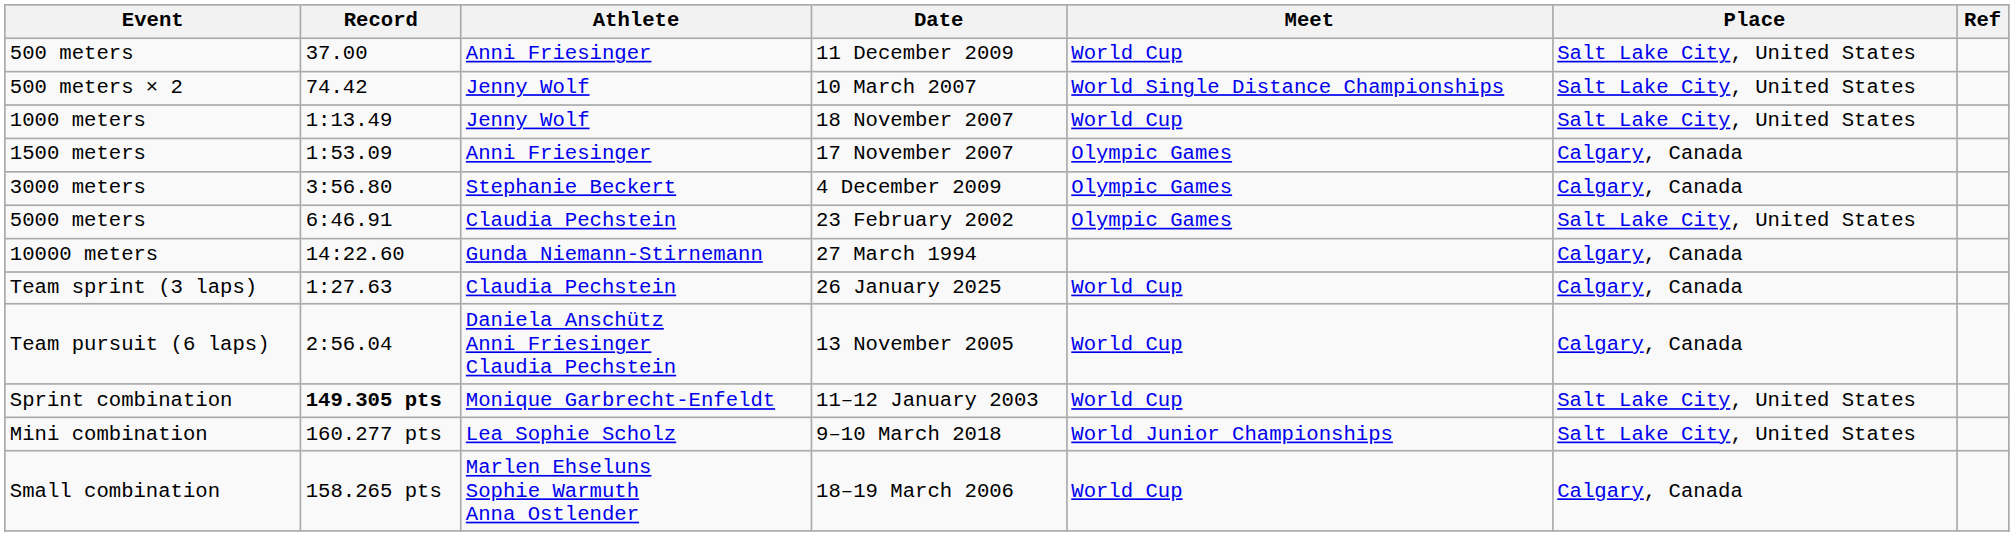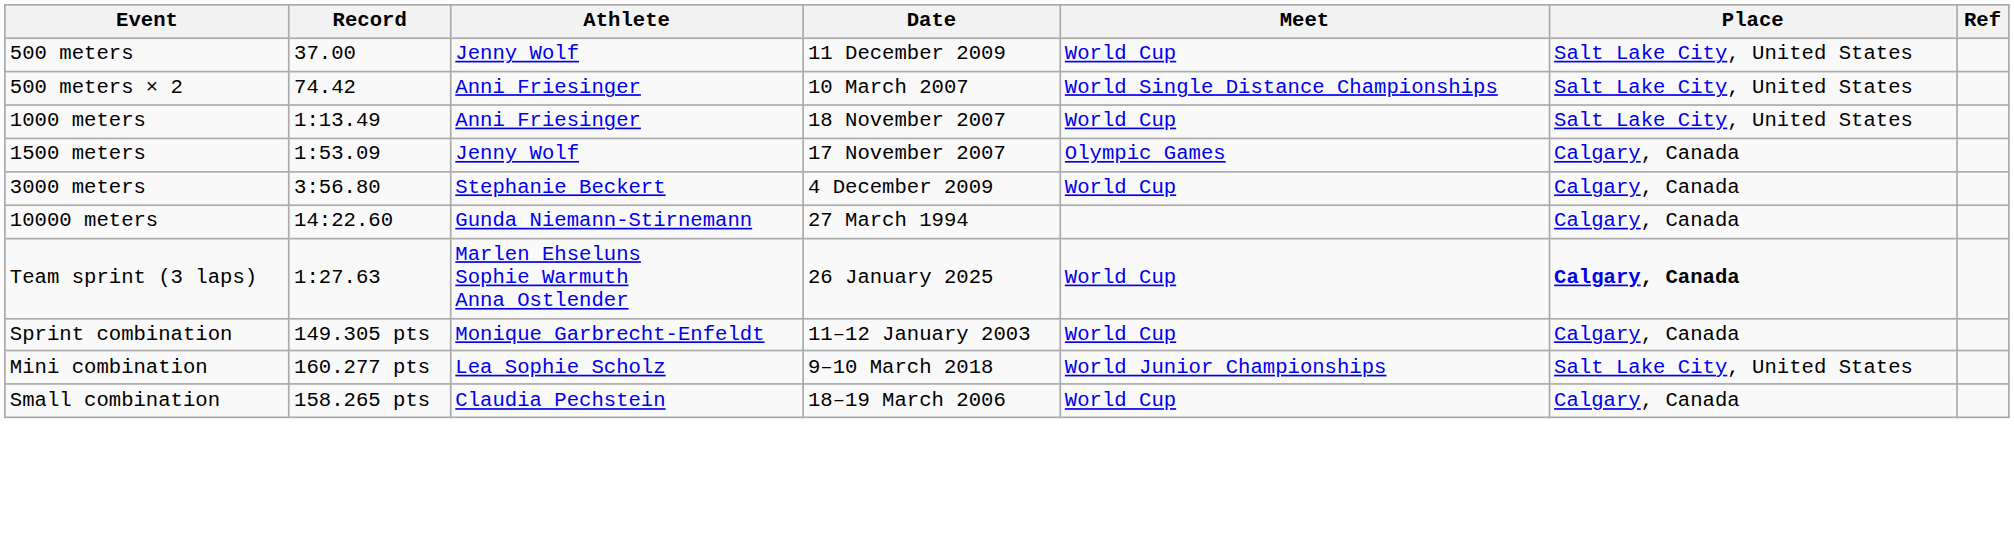(559, 55) Anni Friesinger -> (517, 55) Jenny Wolf
(528, 88) Jenny Wolf -> (548, 88) Anni Friesinger
(528, 122) Jenny Wolf -> (548, 122) Anni Friesinger
(559, 155) Anni Friesinger -> (517, 155) Jenny Wolf
(1152, 188) Olympic Games -> (1121, 188) World Cup
- row: (78, 222)
(571, 288) Claudia Pechstein -> (548, 278) Marlen Ehseluns Sophie Warmuth Anna Ostlender
(1650, 288) normal -> (1647, 278) bold
- row: (140, 345)
(374, 402) bold -> (362, 335) normal
(1737, 402) Salt Lake City, United States -> (1647, 335) Calgary, Canada
(559, 492) Marlen Ehseluns Sophie Warmuth Anna Ostlender -> (560, 402) Claudia Pechstein
